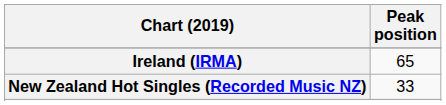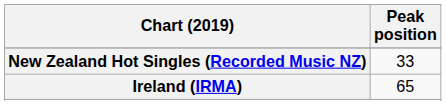rows swapped: (187, 61) <-> (187, 86)
